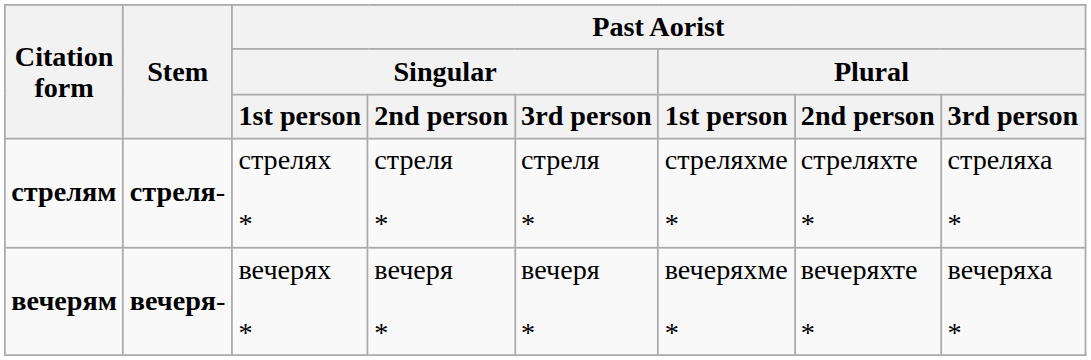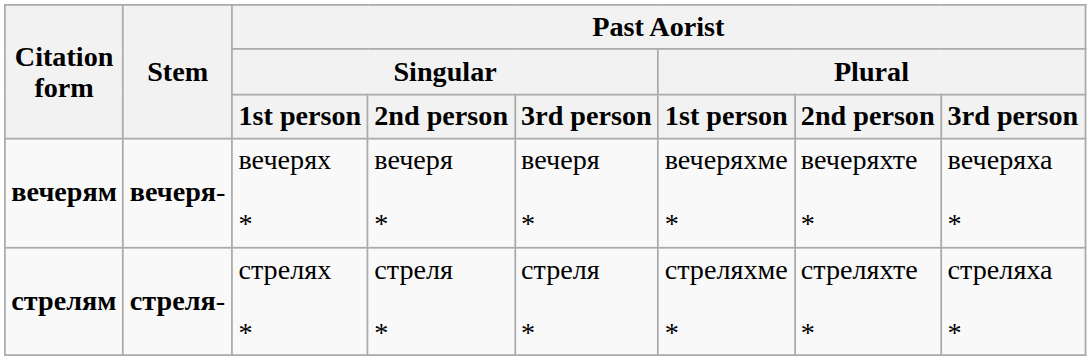rows swapped: (64, 300) <-> (64, 192)
